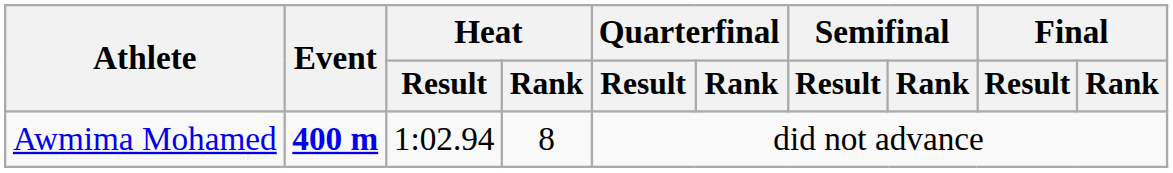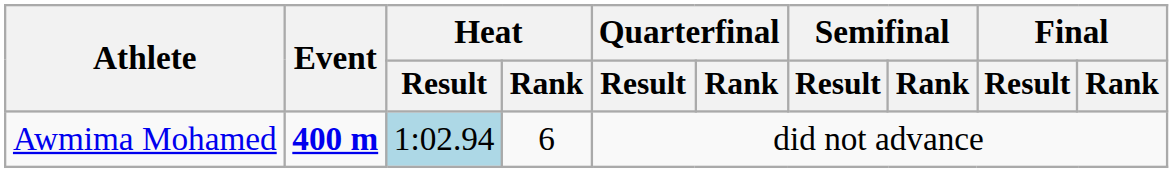(444, 139) no background -> (444, 139) lightblue background
(547, 139) 8 -> (547, 139) 6
